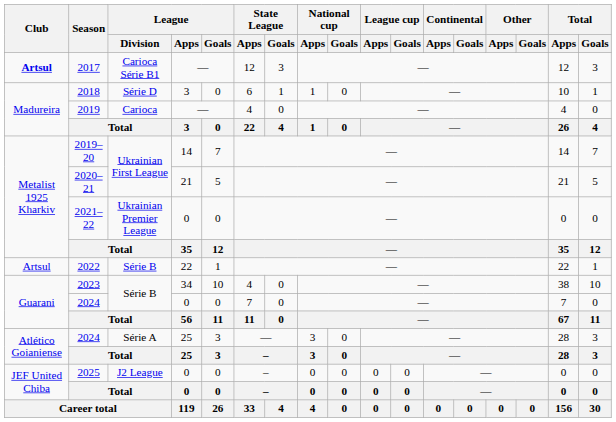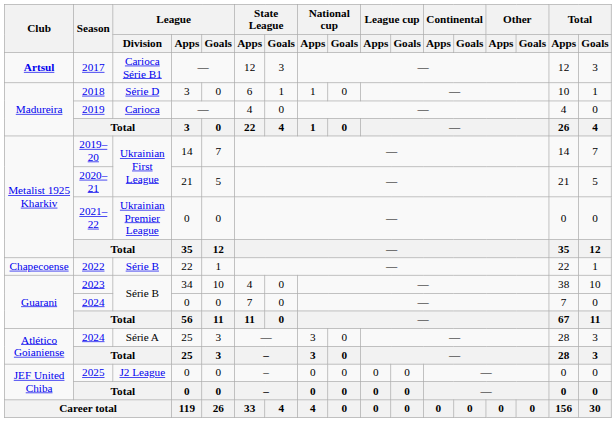(37, 266) Artsul -> (39, 266) Chapecoense
